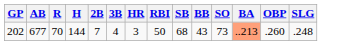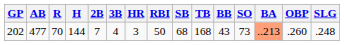+ column: (203, 13)
(38, 31) 677 -> (38, 31) 477
